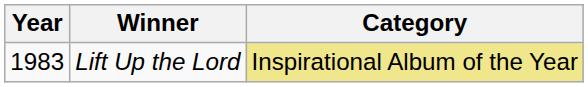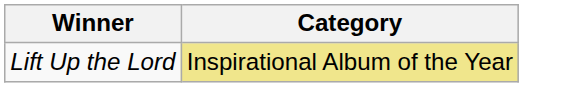- column: (37, 23)
